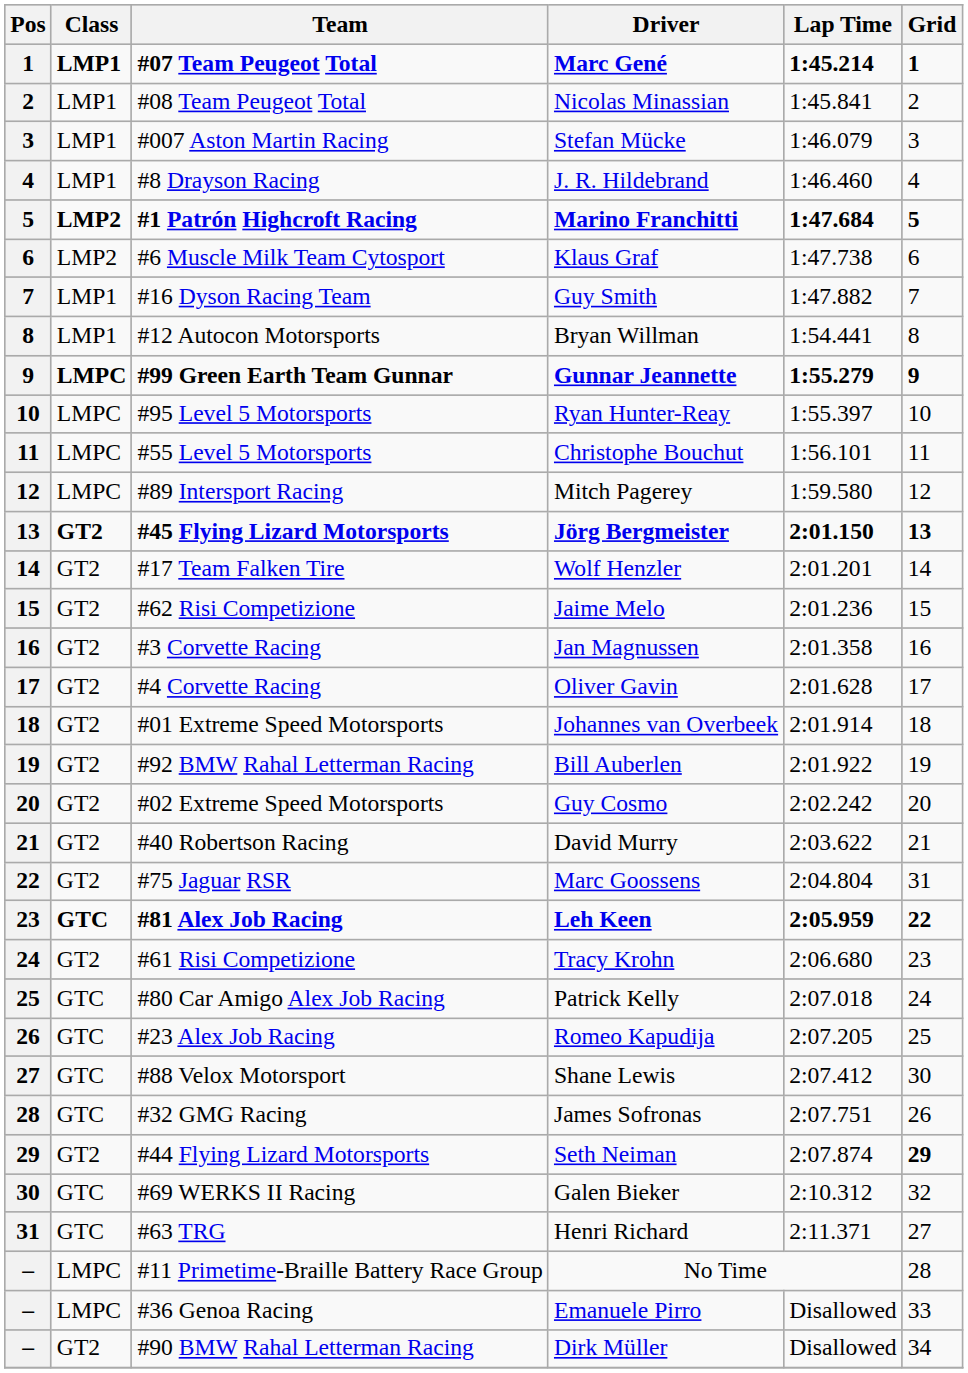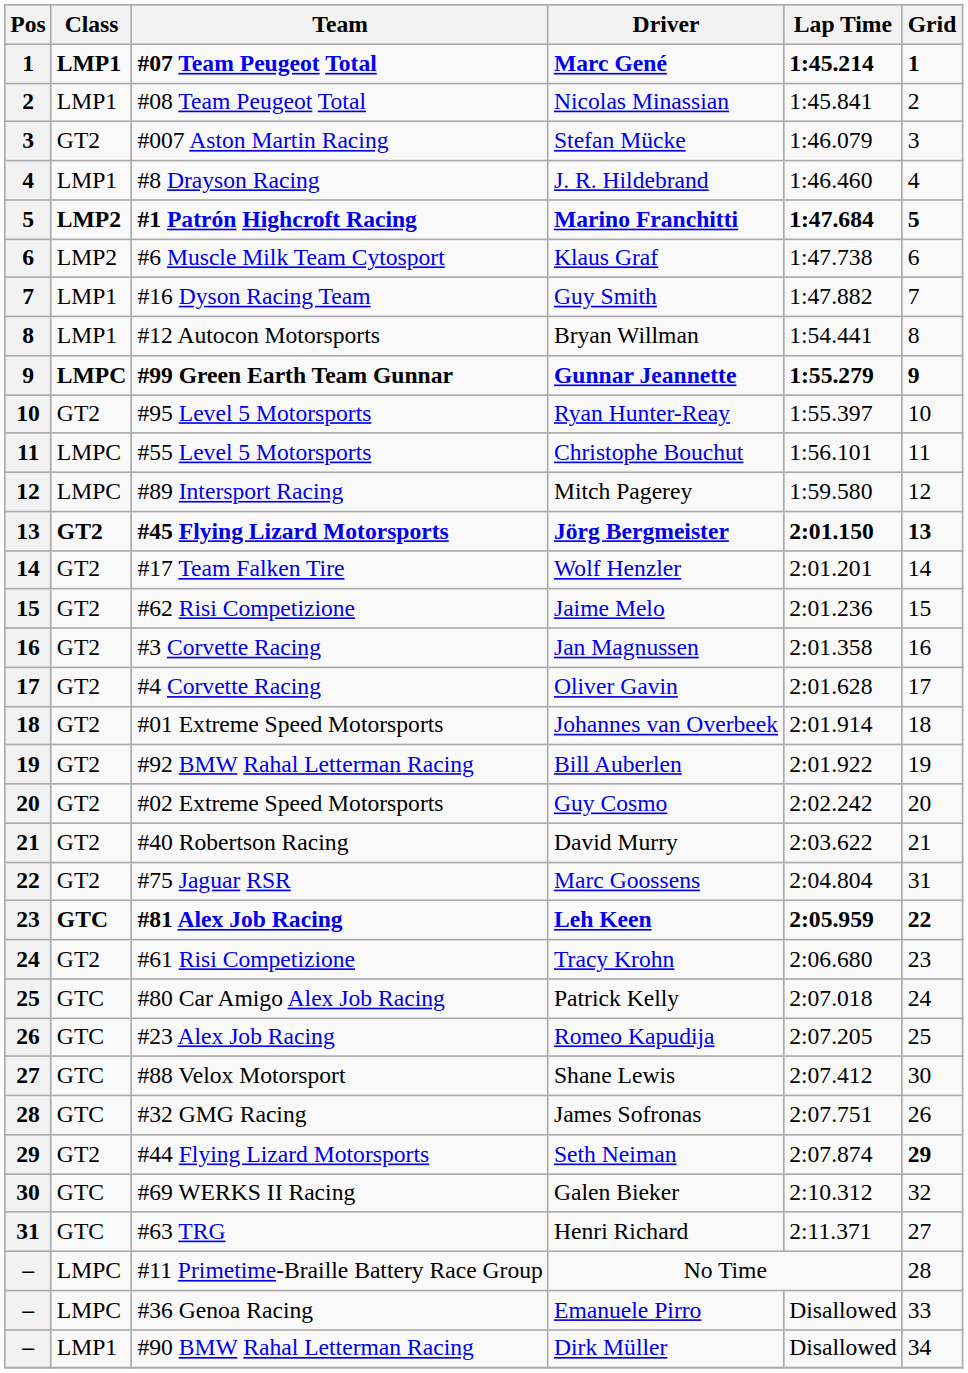(87, 141) LMP1 -> (78, 141) GT2
(89, 413) LMPC -> (78, 413) GT2
(78, 1348) GT2 -> (87, 1348) LMP1
